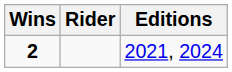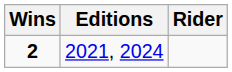columns swapped: (90, 20) <-> (174, 20)
